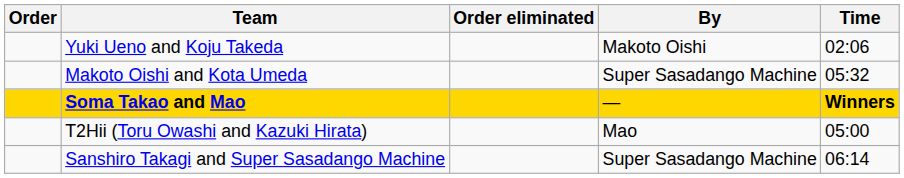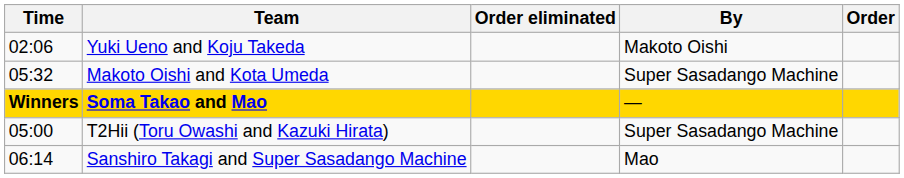columns swapped: (33, 18) <-> (860, 18)
(620, 131) Mao -> (731, 131) Super Sasadango Machine
(710, 159) Super Sasadango Machine -> (641, 159) Mao
